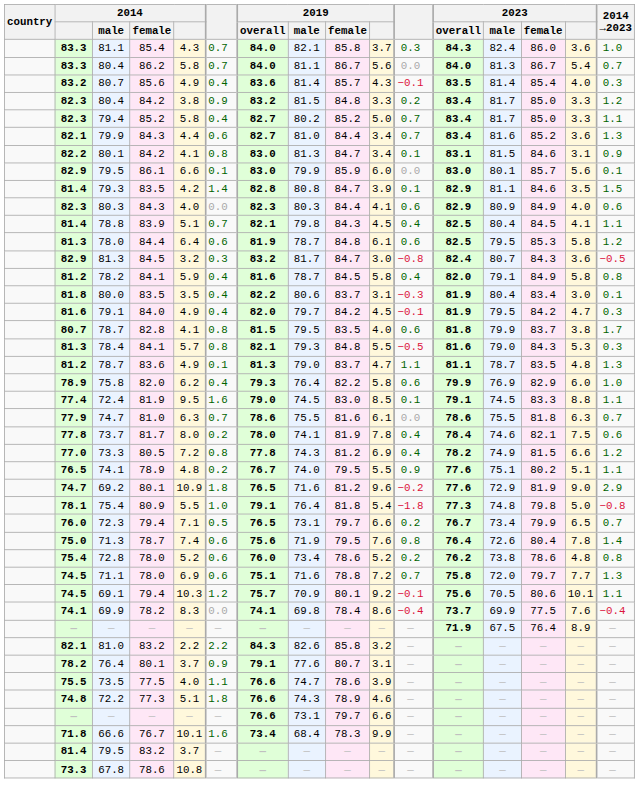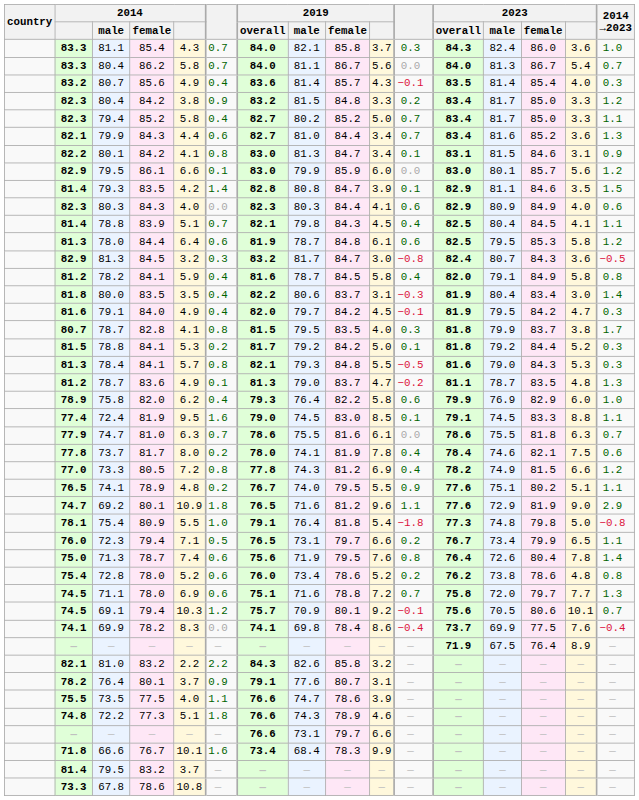(613, 171) 0.1 -> (613, 171) 1.2
(613, 295) 0.1 -> (613, 295) 1.4
(410, 330) 0.6 -> (410, 330) 0.3
+ row: (111, 347)
(410, 365) 1.1 -> (410, 383) −0.2
(410, 488) −0.2 -> (410, 506) 1.1
(613, 523) 0.7 -> (613, 541) 1.1
(613, 594) 1.1 -> (613, 611) 0.7
